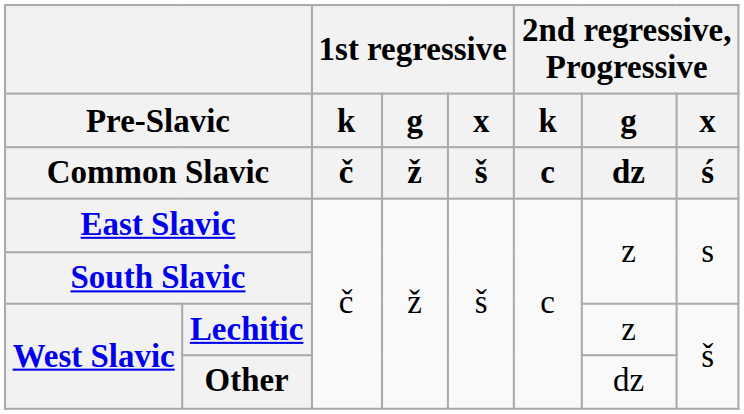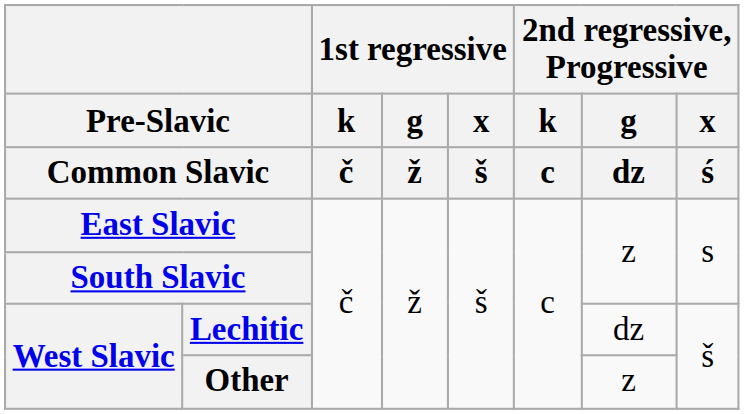(629, 329) z -> (629, 329) dz
(629, 381) dz -> (629, 381) z
